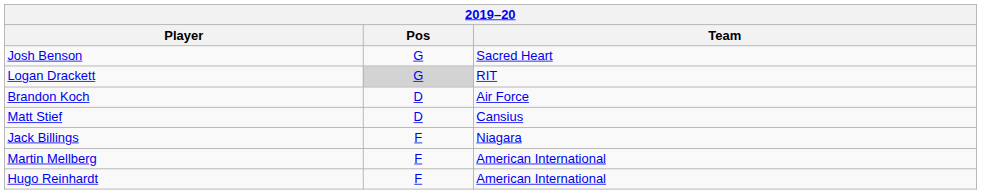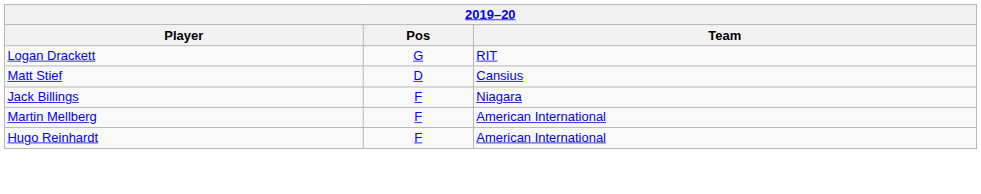- row: (45, 55)
(418, 76) lightgrey background -> (418, 55) no background
- row: (48, 96)
